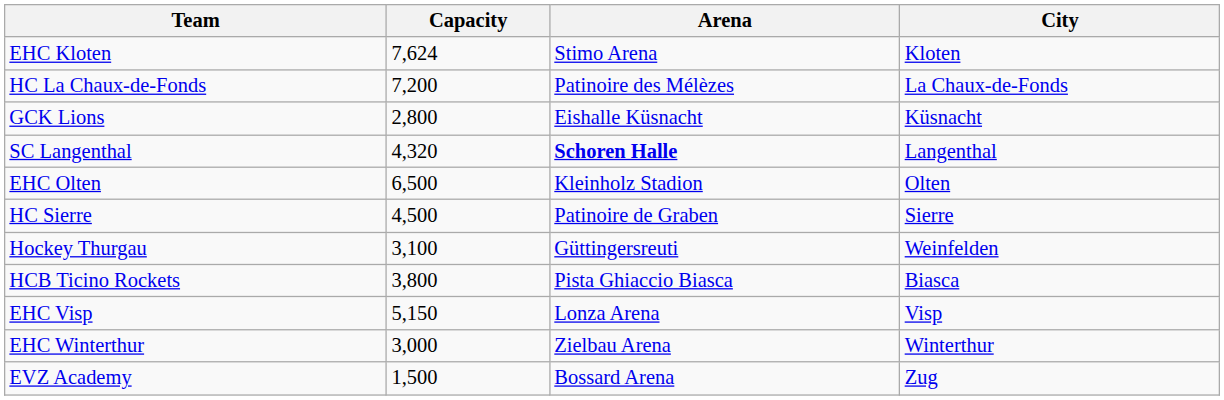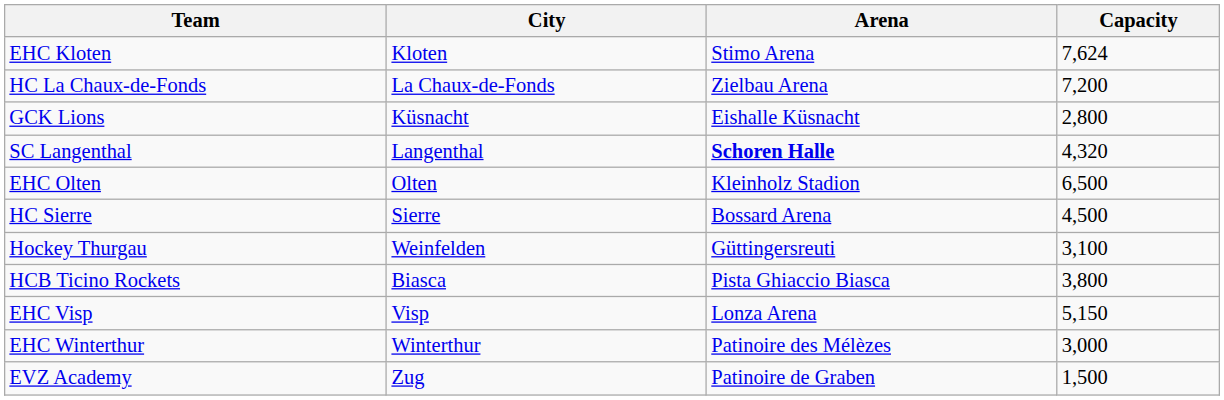columns swapped: (1060, 20) <-> (468, 20)
(644, 85) Patinoire des Mélèzes -> (770, 85) Zielbau Arena
(636, 215) Patinoire de Graben -> (771, 215) Bossard Arena
(613, 345) Zielbau Arena -> (801, 345) Patinoire des Mélèzes
(614, 378) Bossard Arena -> (793, 378) Patinoire de Graben
